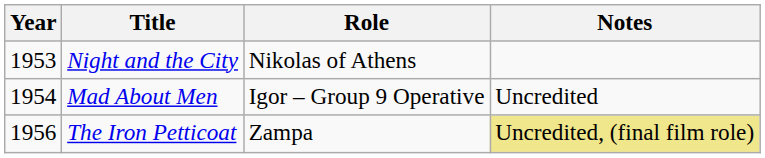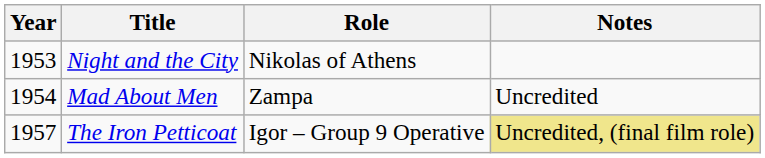(367, 96) Igor – Group 9 Operative -> (281, 96) Zampa
(33, 133) 1956 -> (33, 133) 1957
(281, 133) Zampa -> (367, 133) Igor – Group 9 Operative
